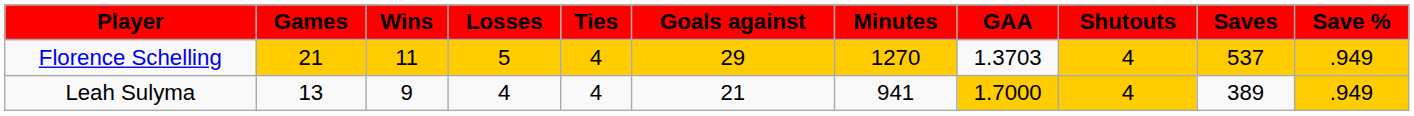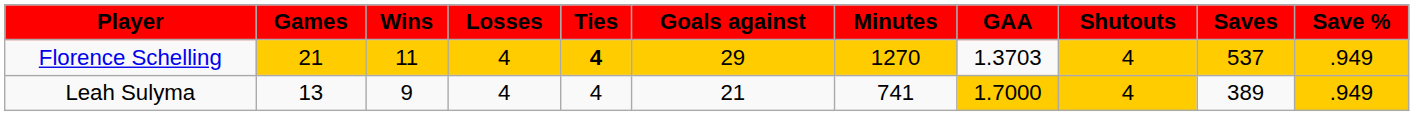(504, 57) 5 -> (504, 57) 4
(596, 57) normal -> (596, 57) bold
(896, 92) 941 -> (896, 92) 741
